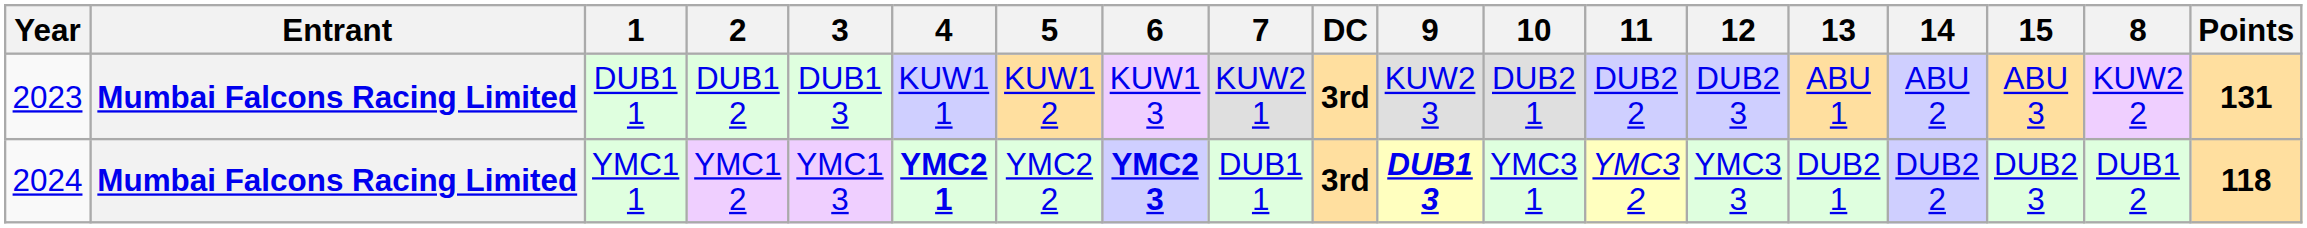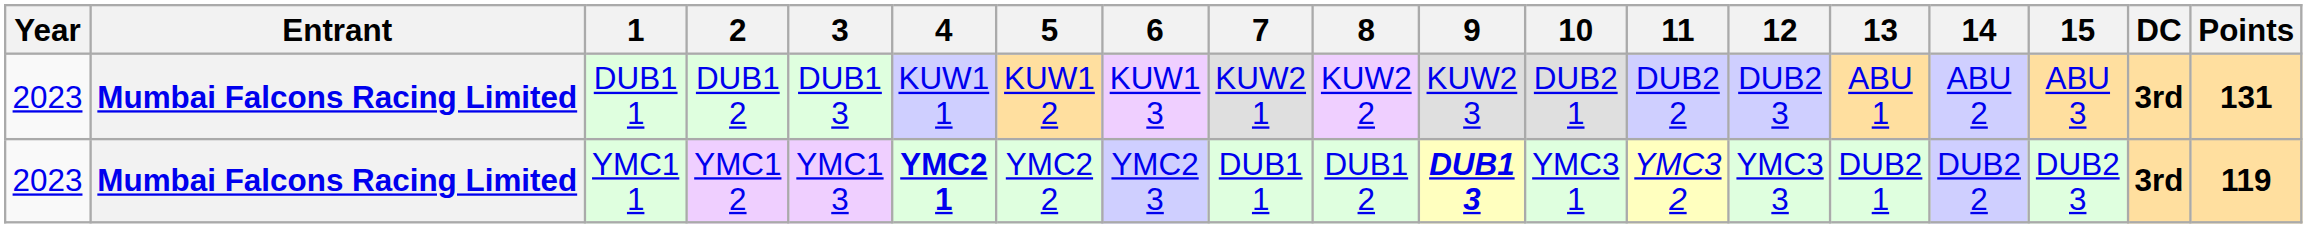columns swapped: (2138, 30) <-> (1345, 30)
(48, 181) 2024 -> (48, 181) 2023
(1155, 181) bold -> (1155, 181) normal
(2246, 181) 118 -> (2246, 181) 119
